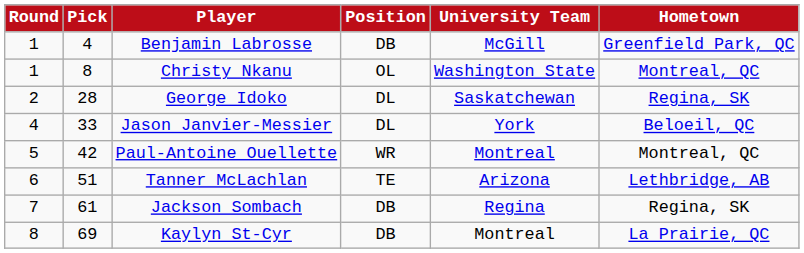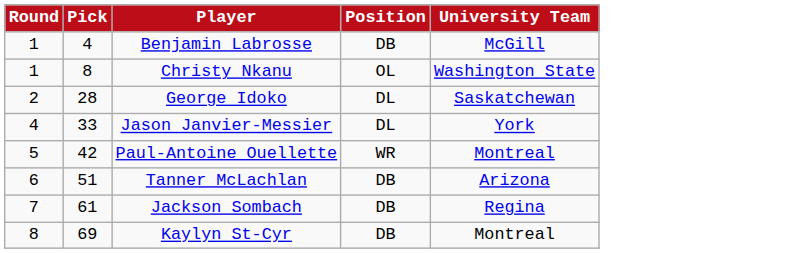- column: (699, 19)
(386, 181) TE -> (386, 181) DB
